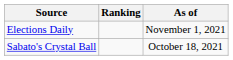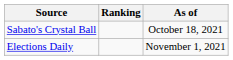rows swapped: (52, 47) <-> (40, 30)
